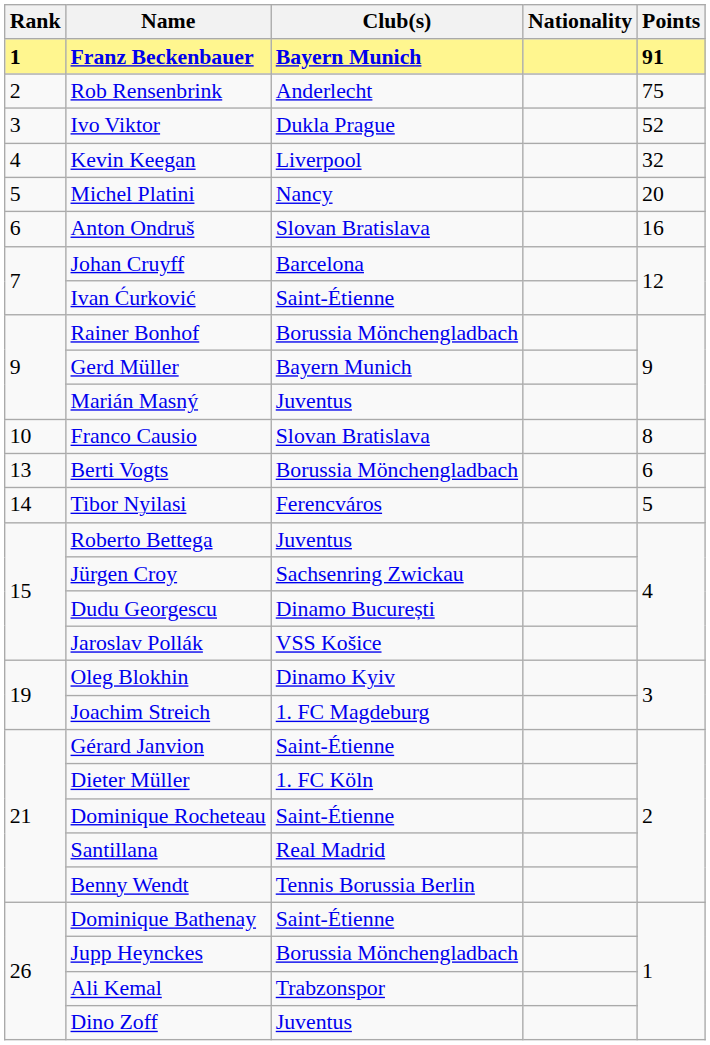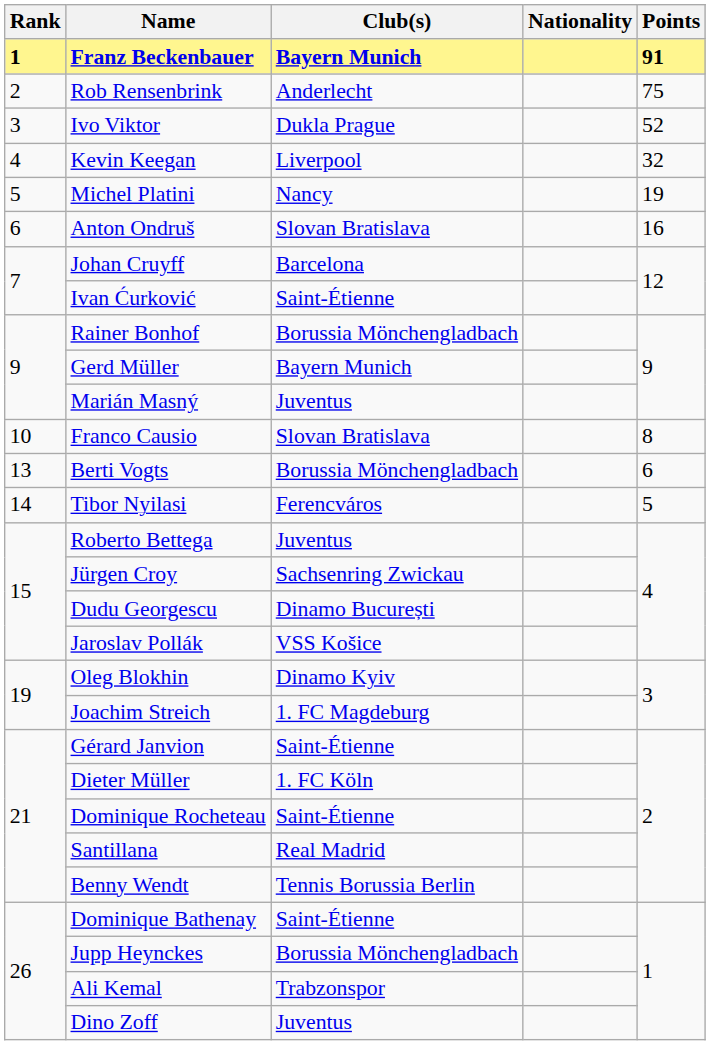(653, 194) 20 -> (653, 194) 19
